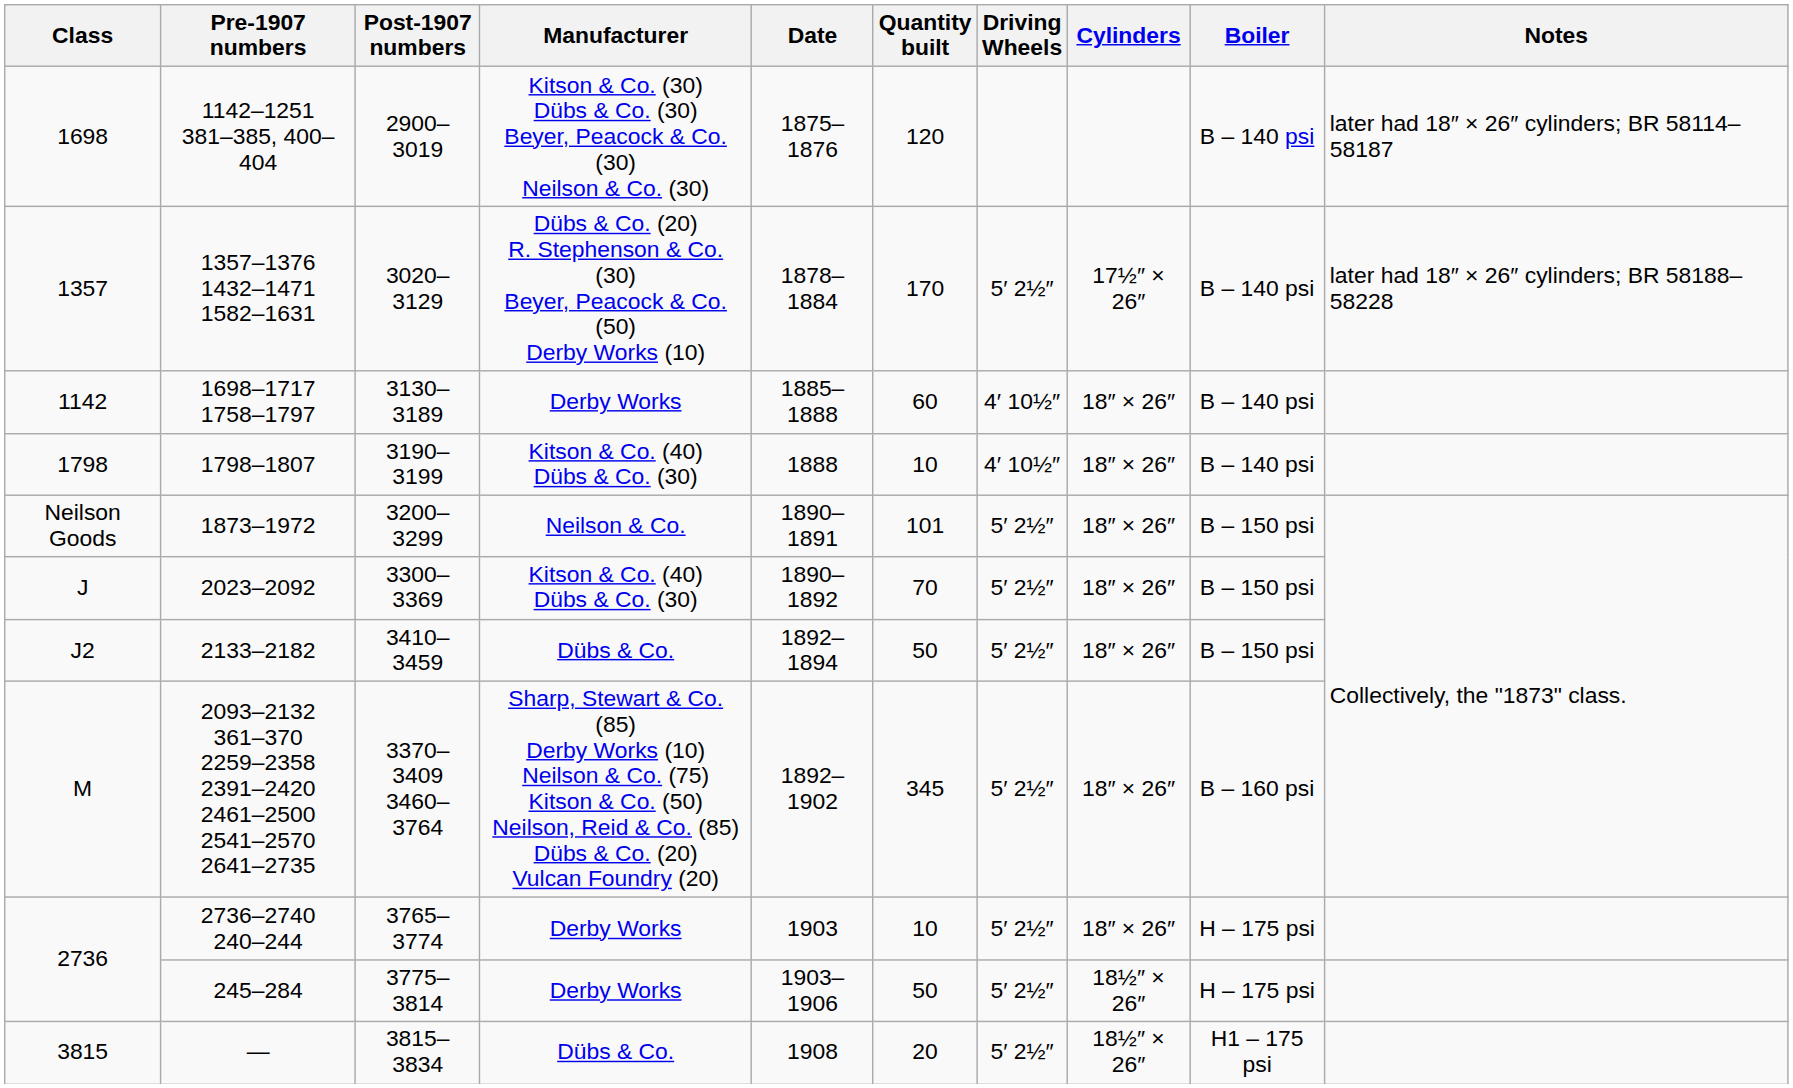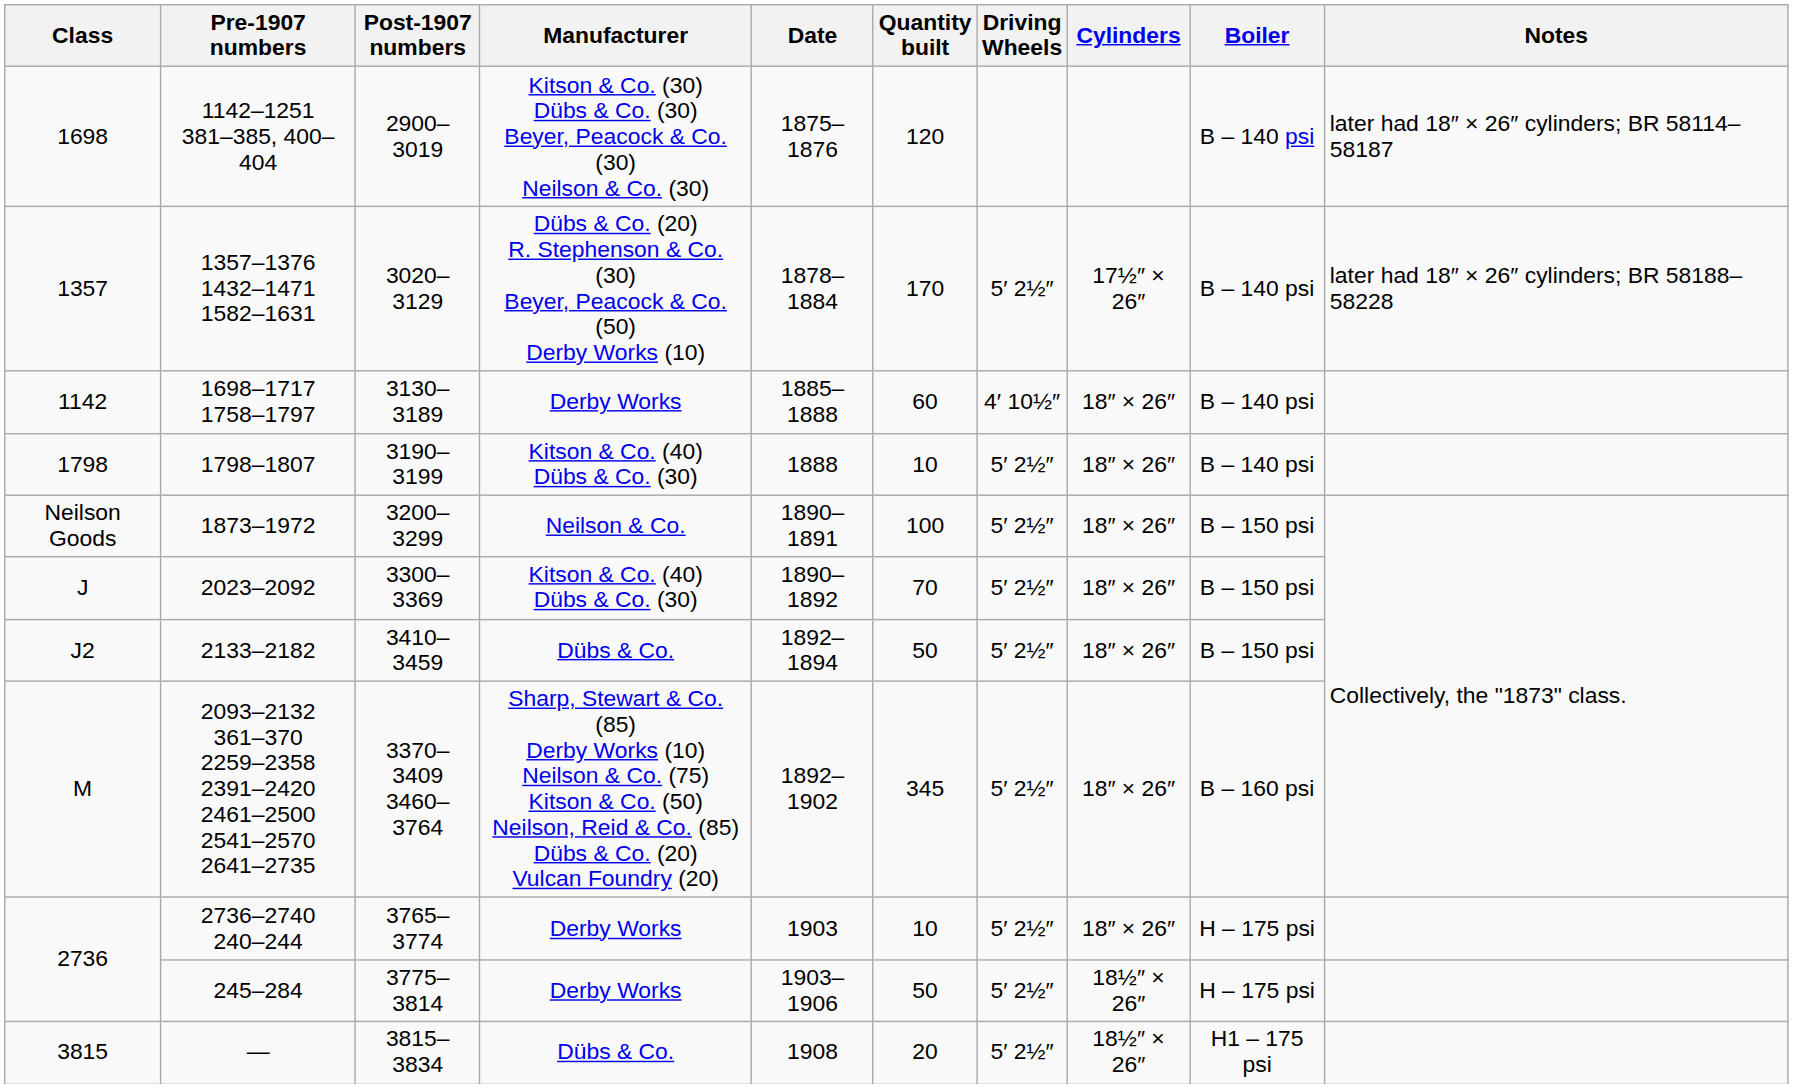(1022, 463) 4′ 10½″ -> (1022, 463) 5′ 2½″
(925, 525) 101 -> (925, 525) 100
